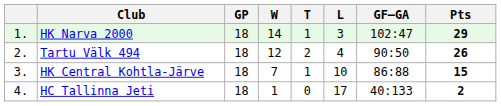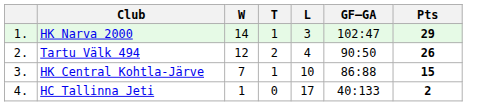- column: (241, 14)
